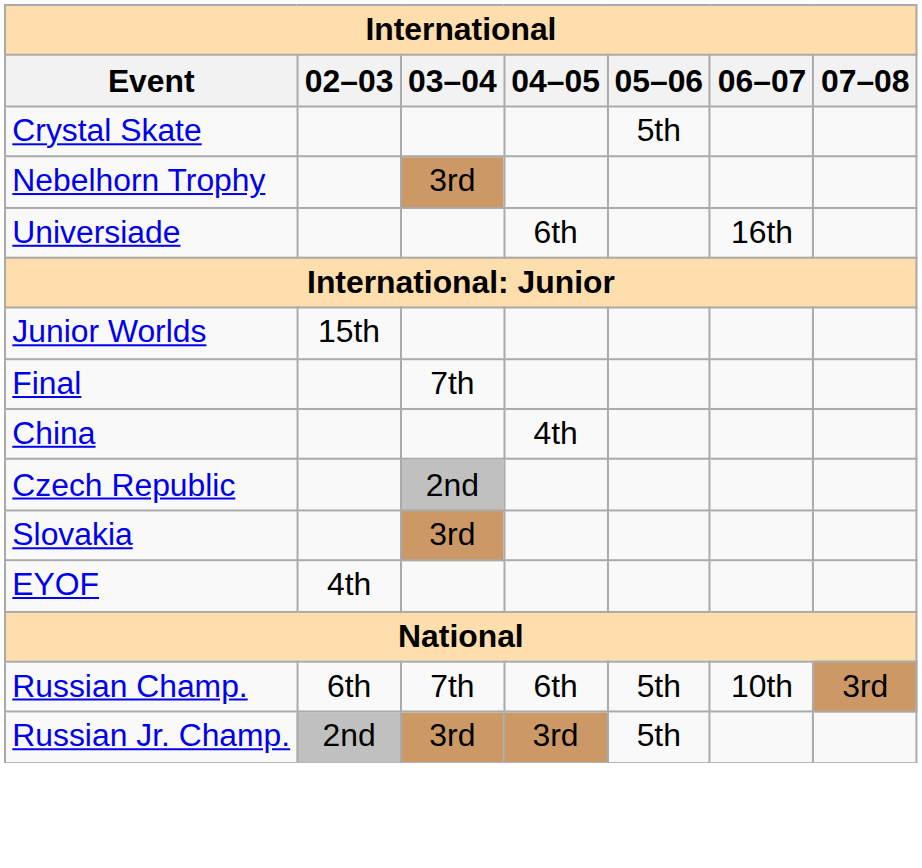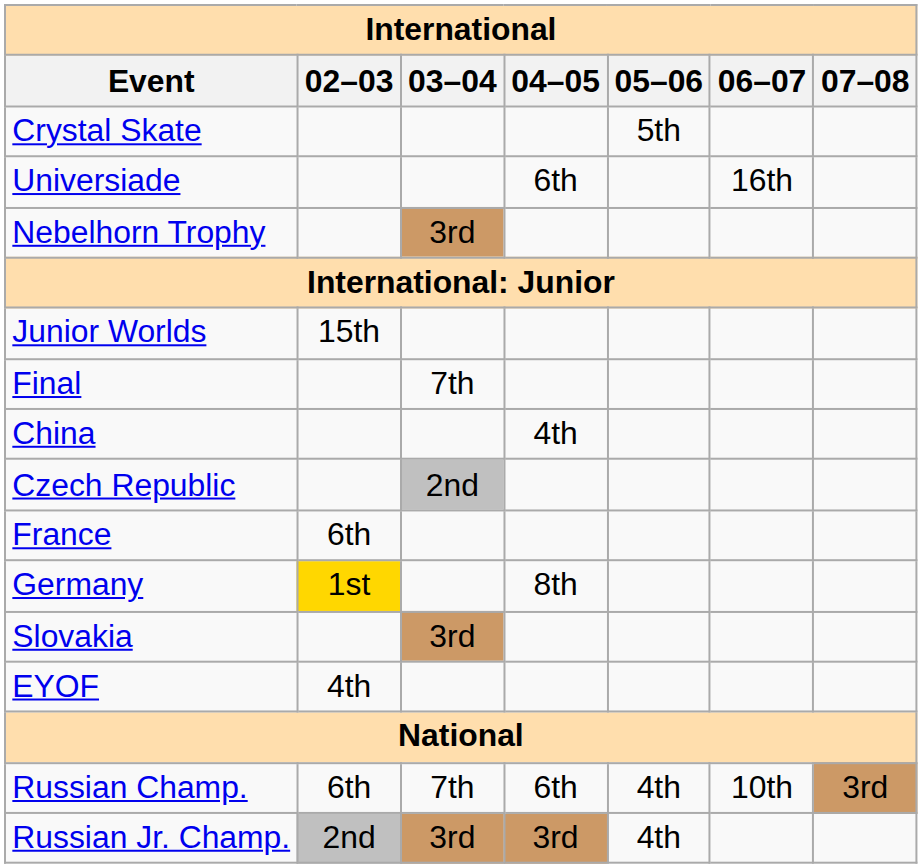rows swapped: (139, 181) <-> (96, 231)
+ row: (62, 534)
+ row: (78, 585)
(659, 686) 5th -> (659, 787) 4th
(659, 736) 5th -> (659, 837) 4th
